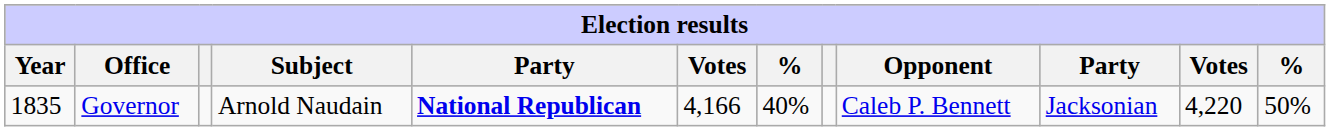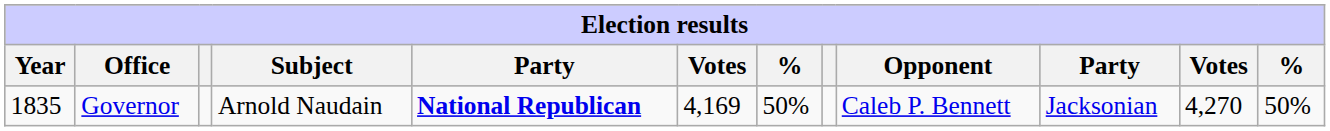(712, 105) 4,166 -> (712, 105) 4,169
(786, 105) 40% -> (786, 105) 50%
(1214, 105) 4,220 -> (1214, 105) 4,270
